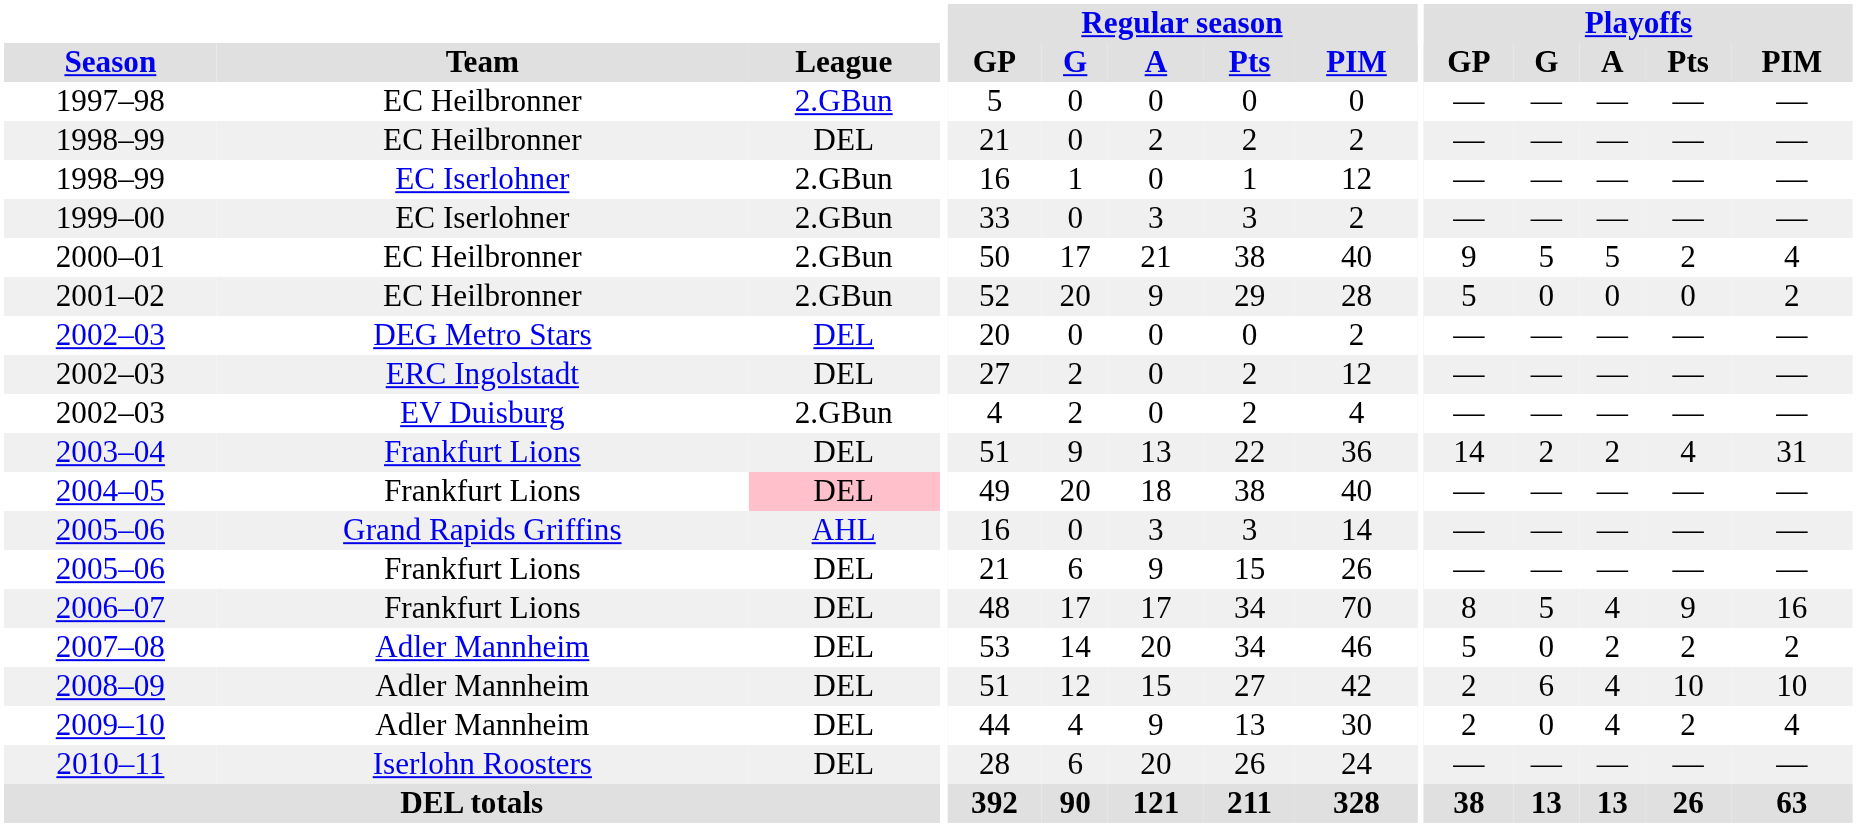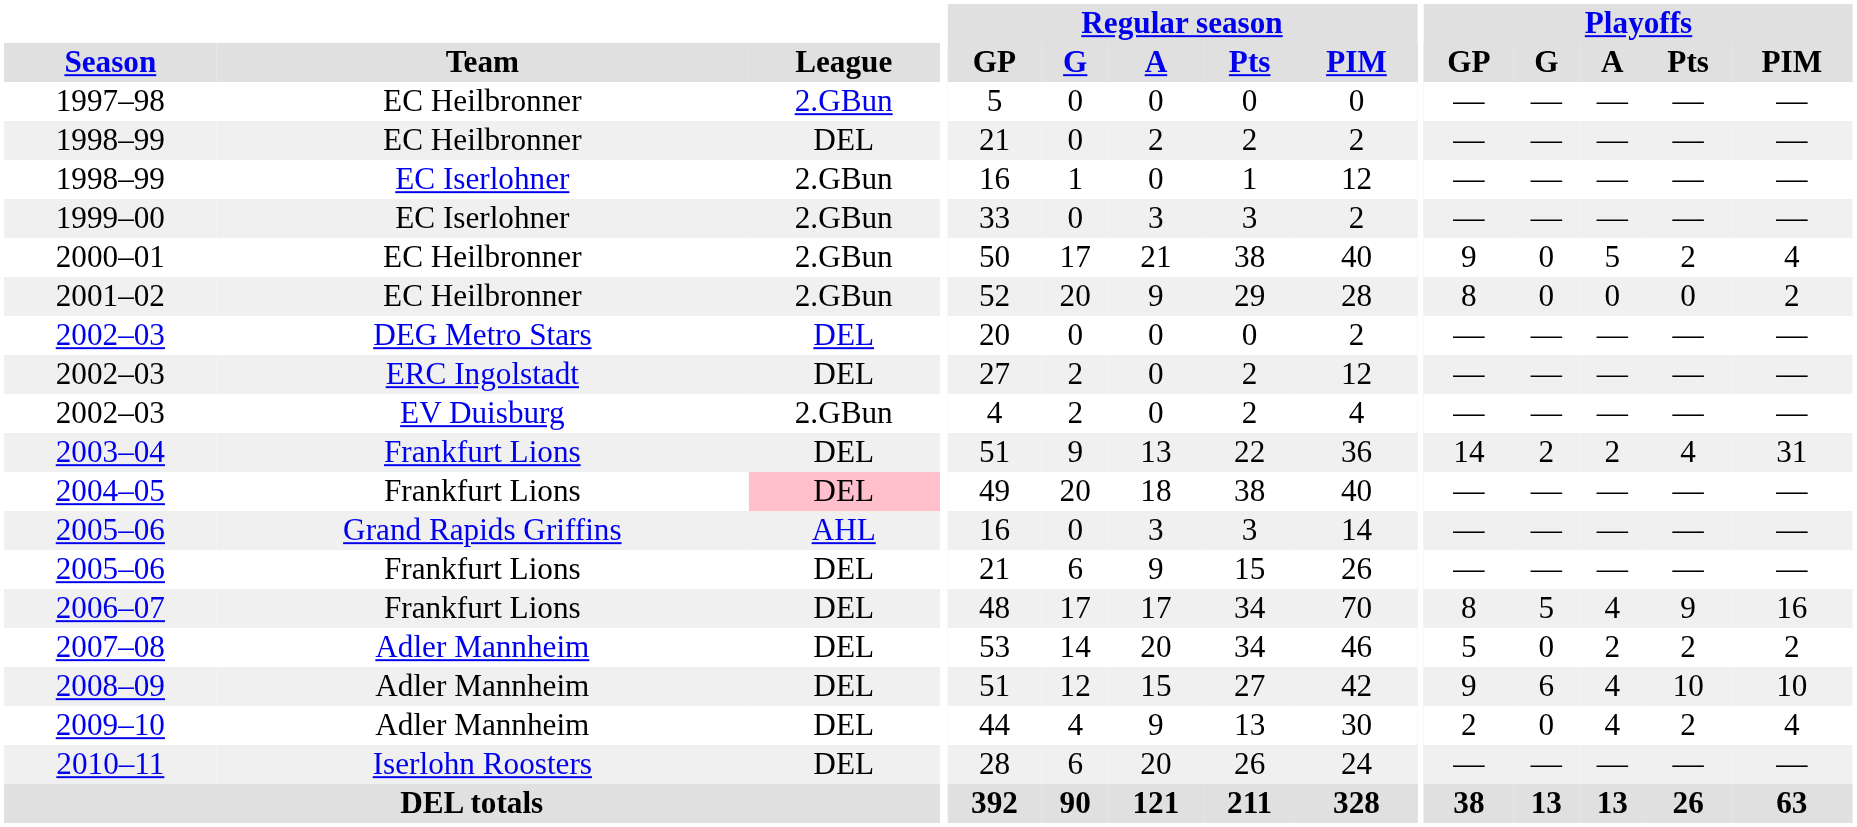(1546, 257) 5 -> (1546, 257) 0
(1469, 296) 5 -> (1469, 296) 8
(1469, 686) 2 -> (1469, 686) 9
